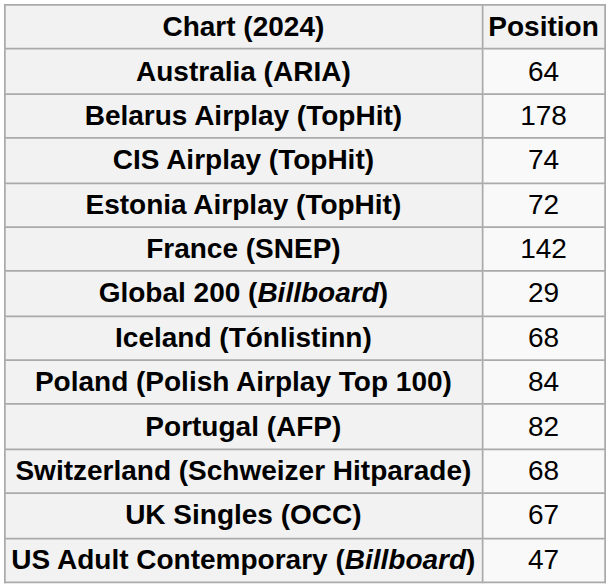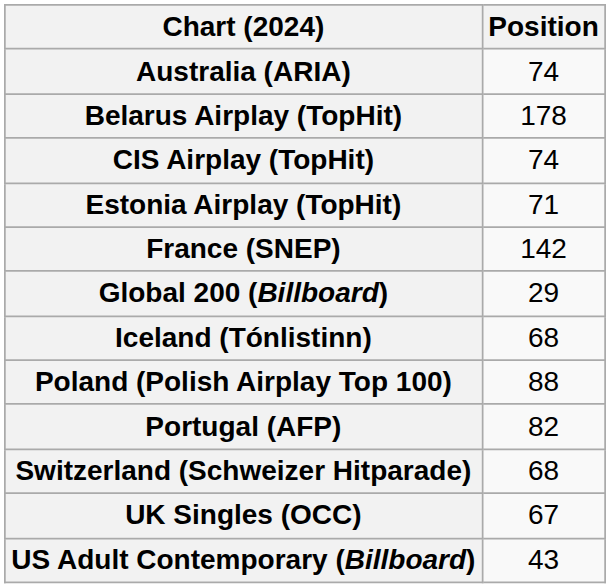(544, 71) 64 -> (544, 71) 74
(544, 204) 72 -> (544, 204) 71
(544, 381) 84 -> (544, 381) 88
(544, 559) 47 -> (544, 559) 43
